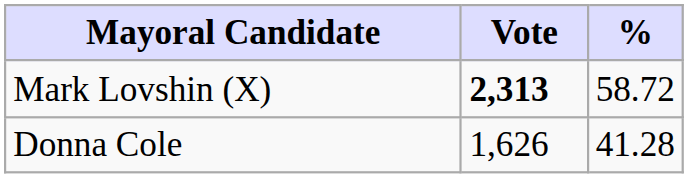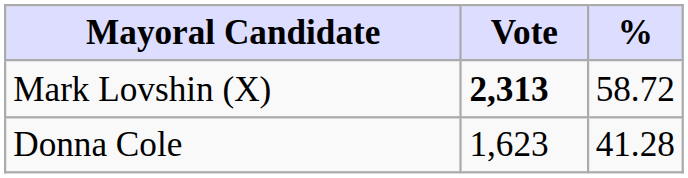(509, 144) 1,626 -> (509, 144) 1,623
